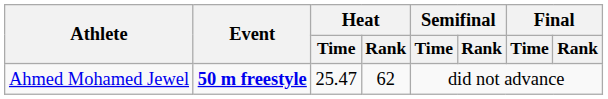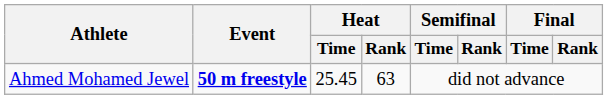(336, 79) 25.47 -> (336, 79) 25.45
(386, 79) 62 -> (386, 79) 63
